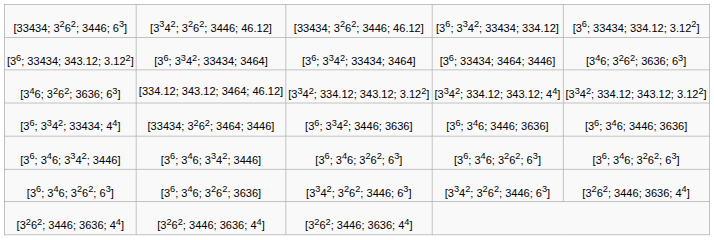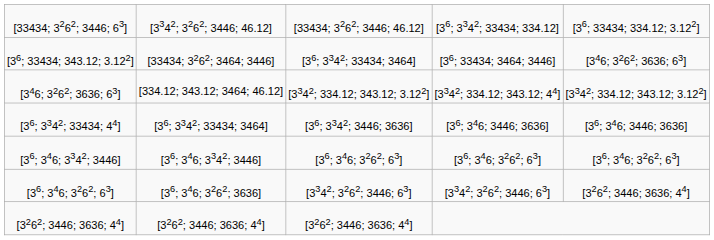(211, 60) [36; 3342; 33434; 3464] -> (211, 60) [33434; 3262; 3464; 3446]
(211, 125) [33434; 3262; 3464; 3446] -> (211, 125) [36; 3342; 33434; 3464]
